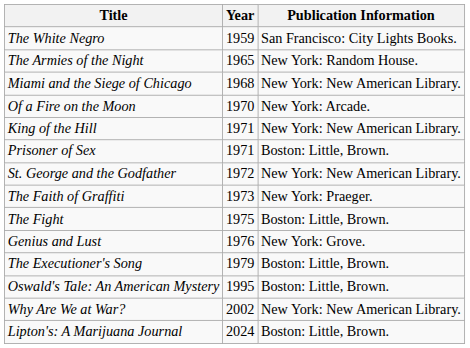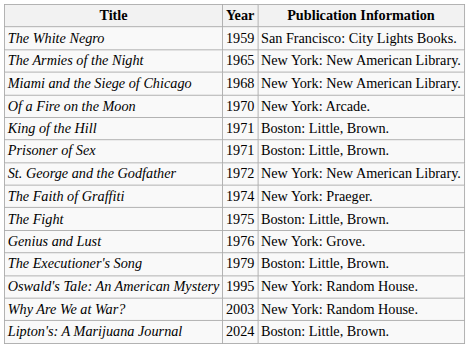(339, 60) New York: Random House. -> (361, 60) New York: New American Library.
(361, 128) New York: New American Library. -> (325, 128) Boston: Little, Brown.
(240, 196) 1973 -> (240, 196) 1974
(325, 286) Boston: Little, Brown. -> (339, 286) New York: Random House.
(240, 309) 2002 -> (240, 309) 2003
(361, 309) New York: New American Library. -> (339, 309) New York: Random House.
